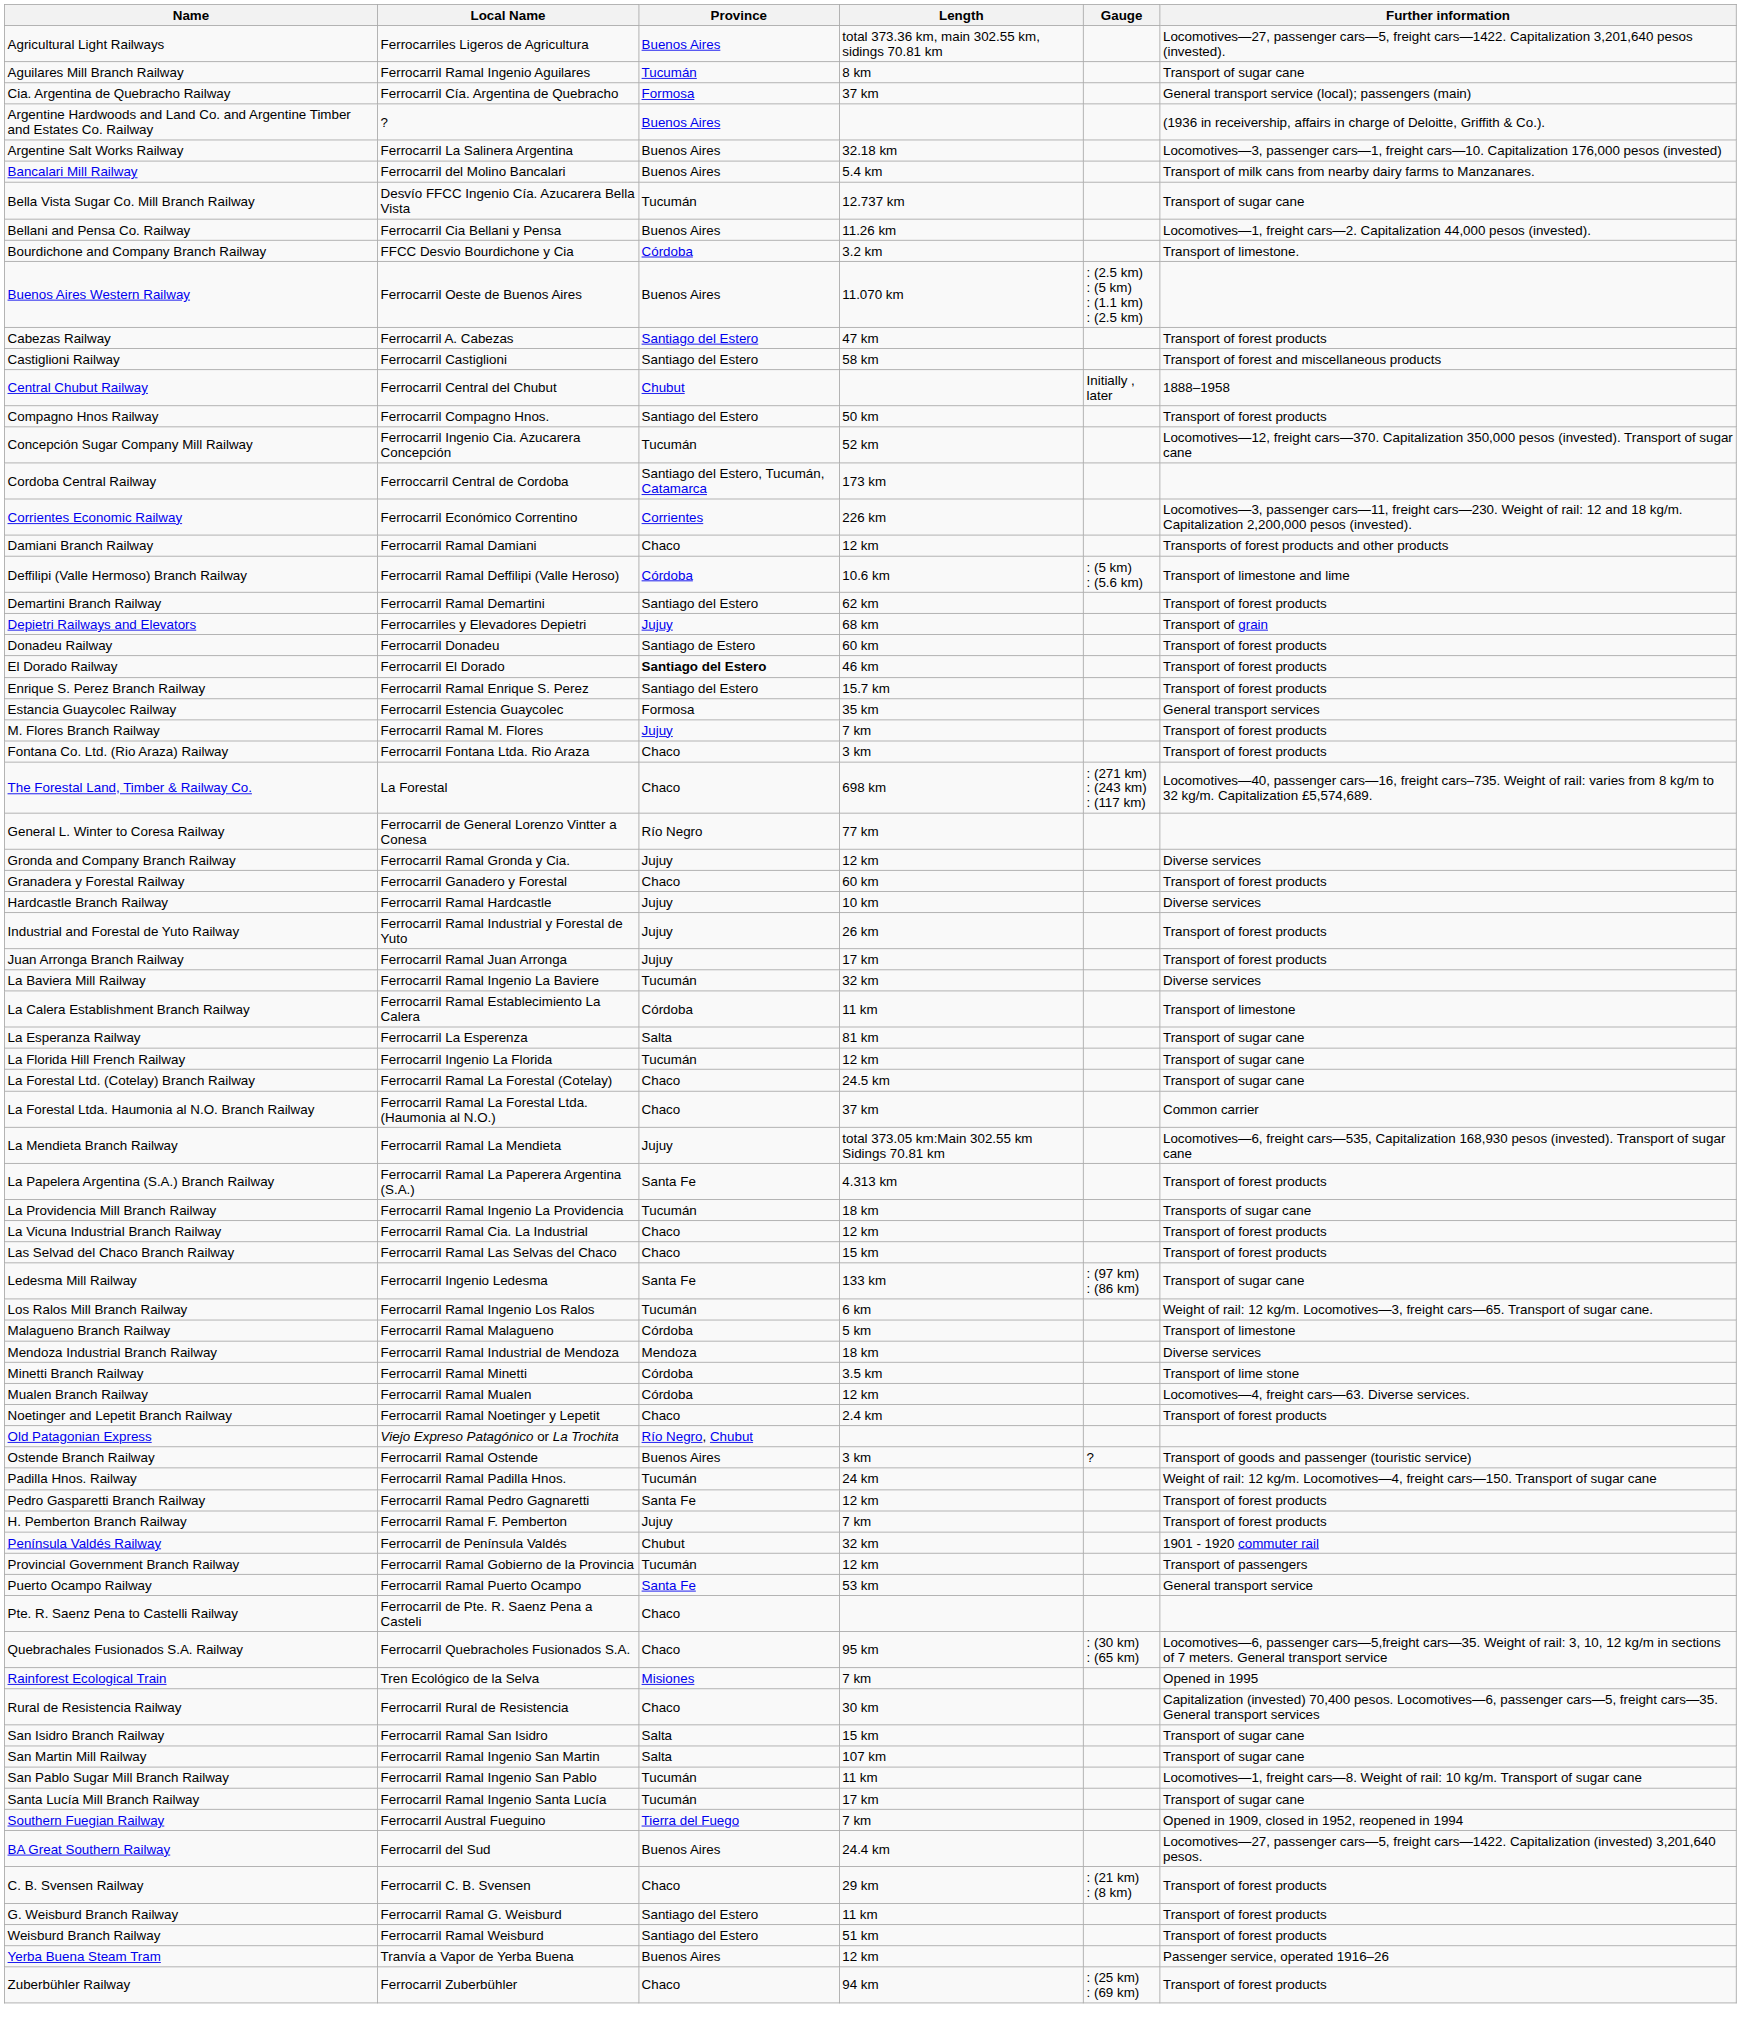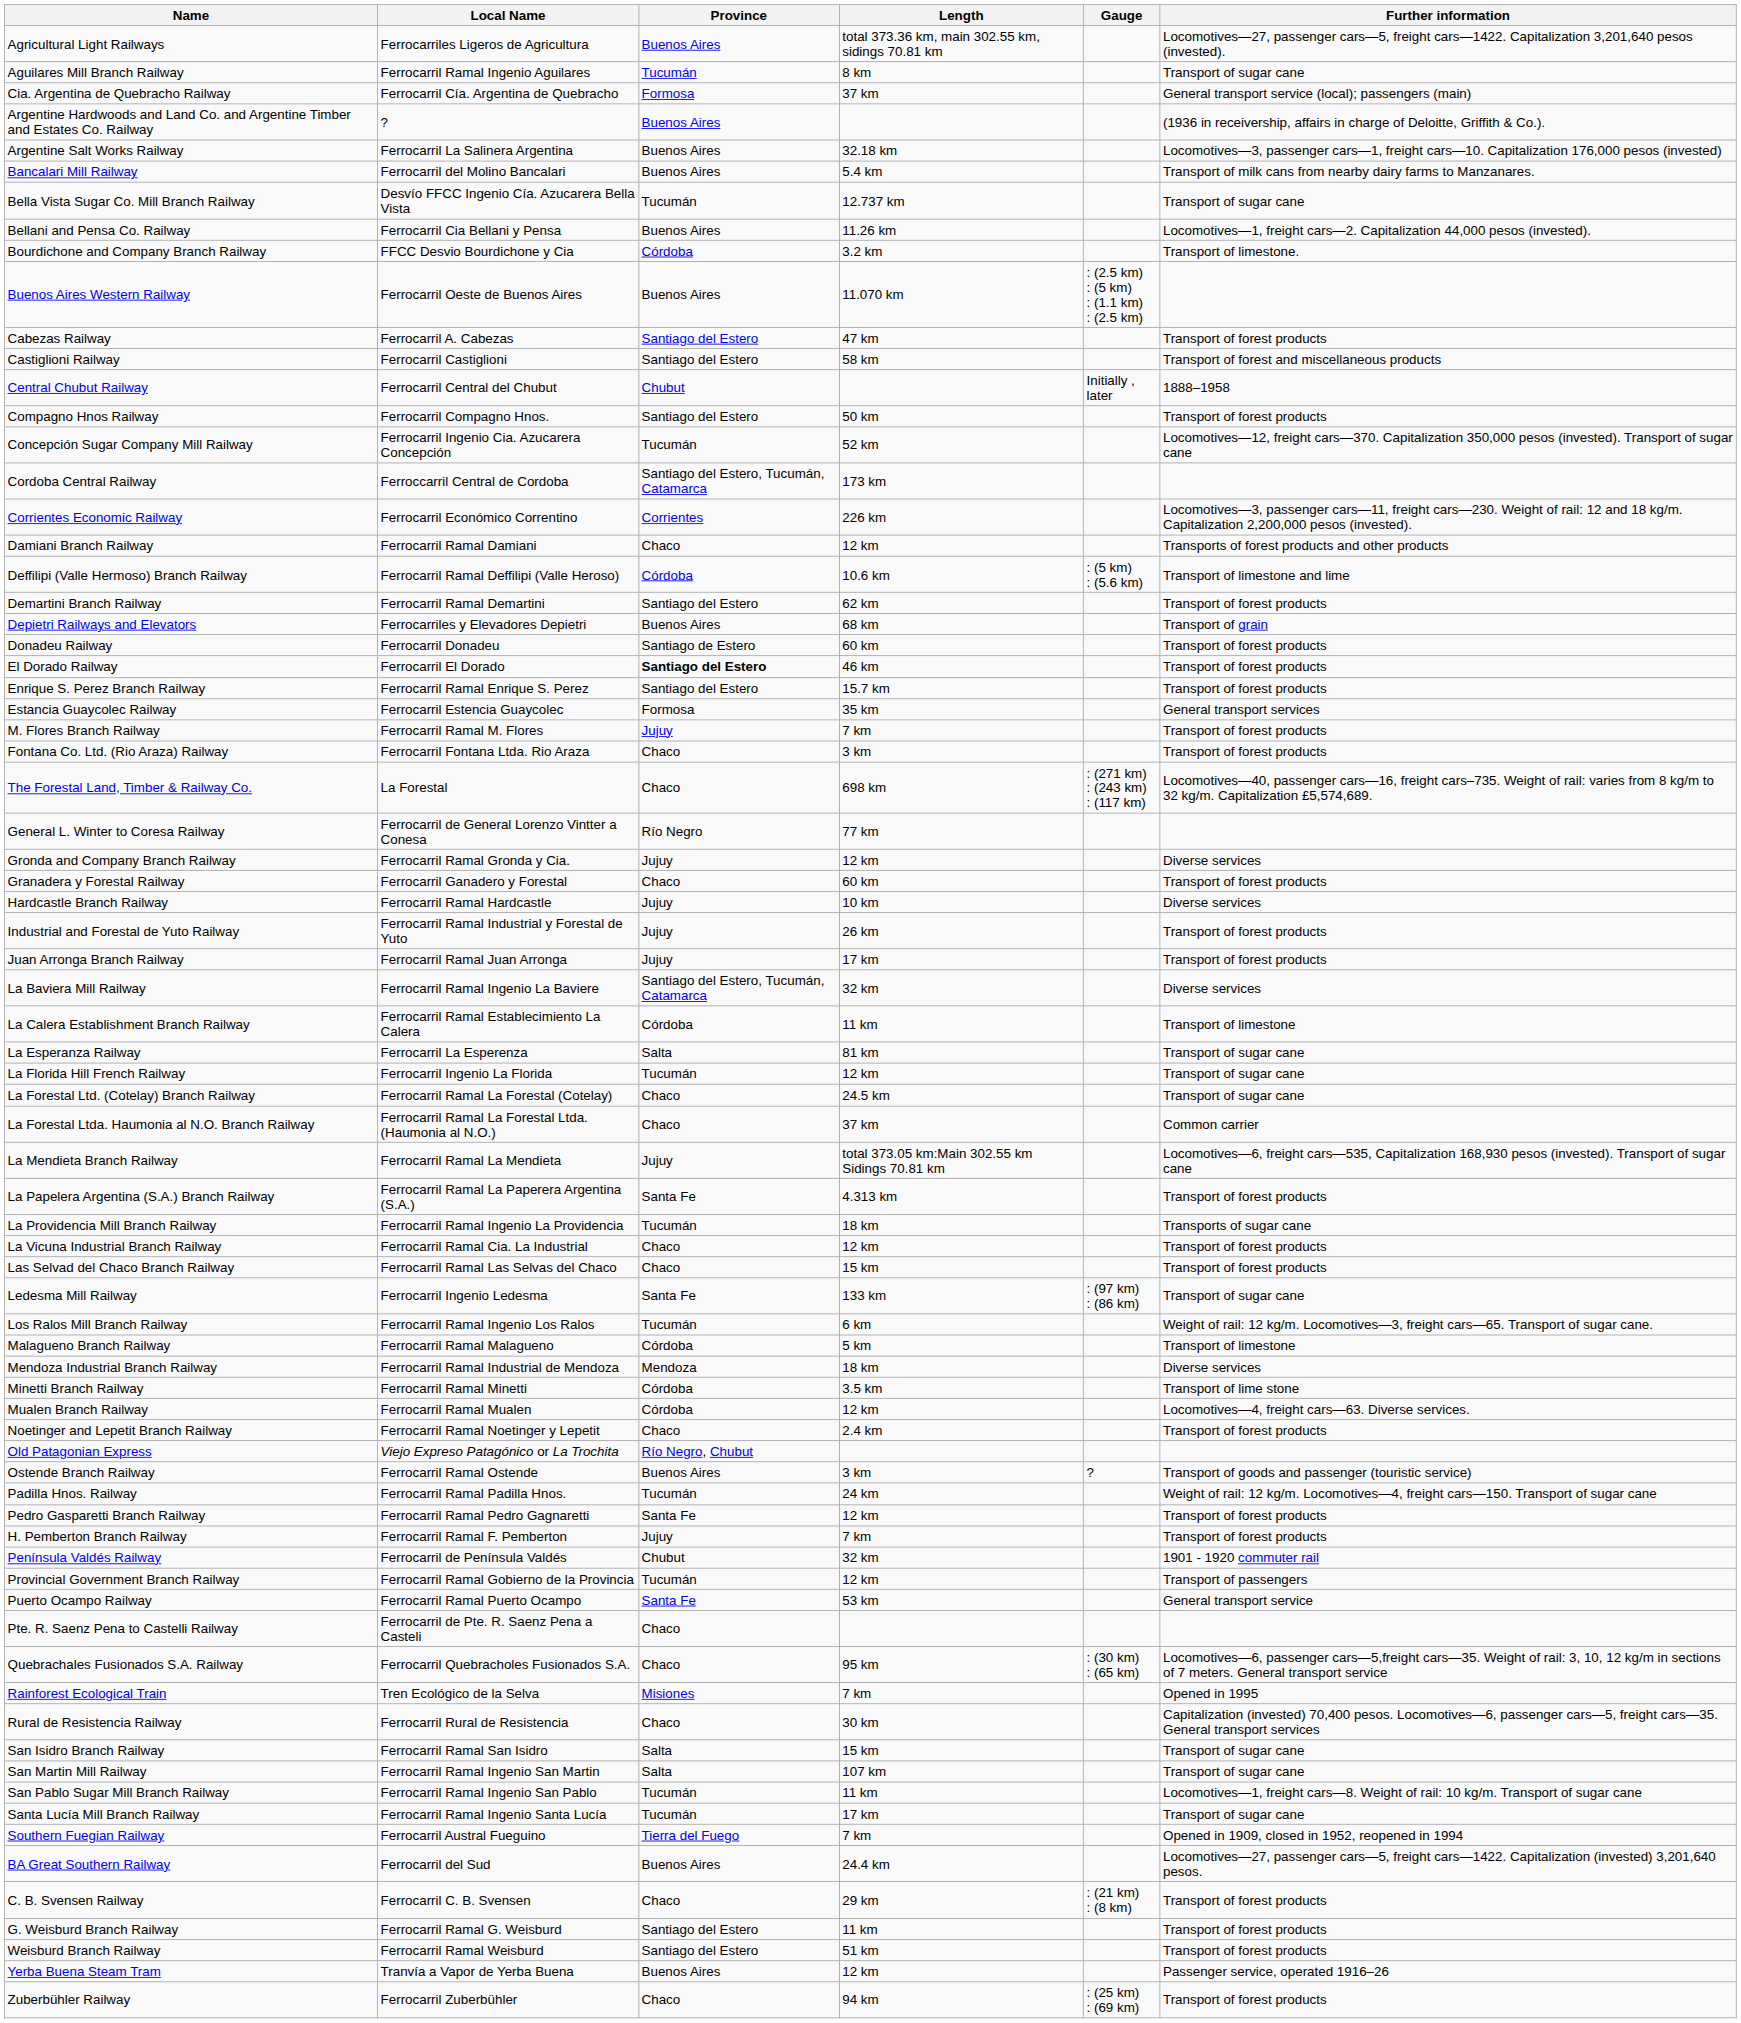(657, 624) Jujuy -> (681, 624) Buenos Aires
(669, 981) Tucumán -> (733, 988) Santiago del Estero, Tucumán, Catamarca
